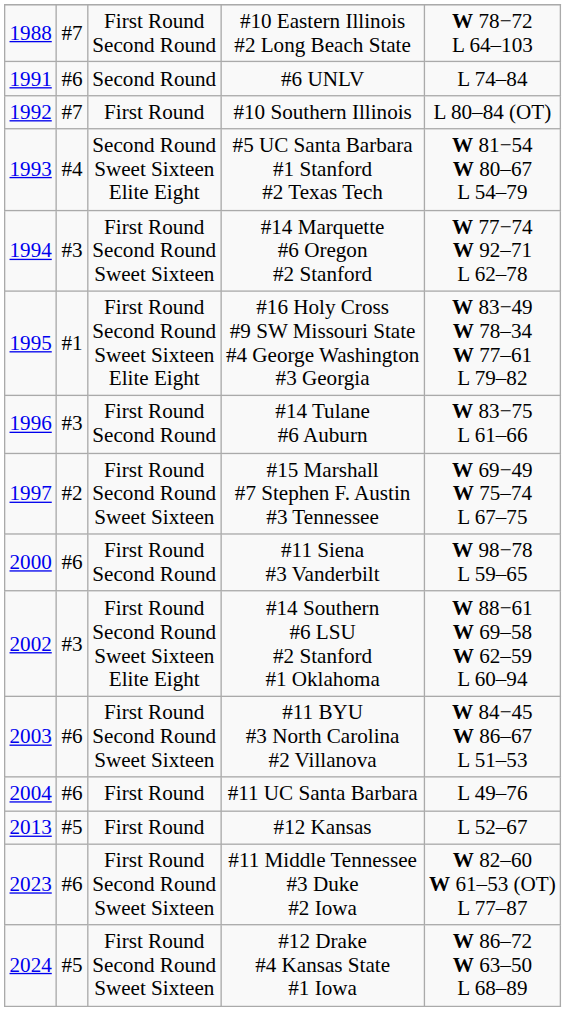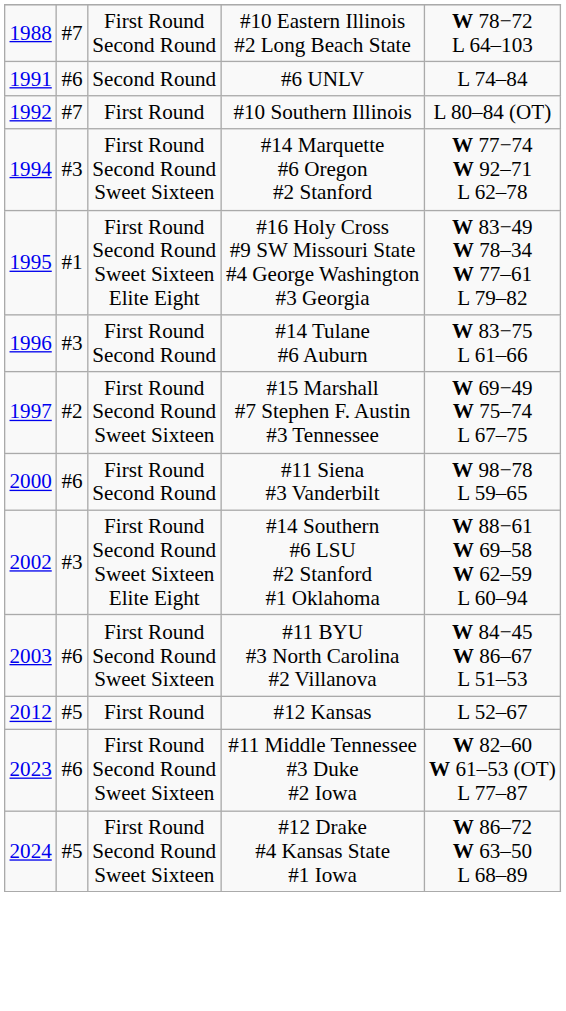- row: (323, 169)
- row: (323, 793)
(31, 827) 2013 -> (31, 712) 2012
